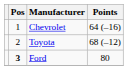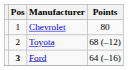(105, 27) 64 (–16) -> (105, 27) 80
(105, 58) 80 -> (105, 58) 64 (–16)
